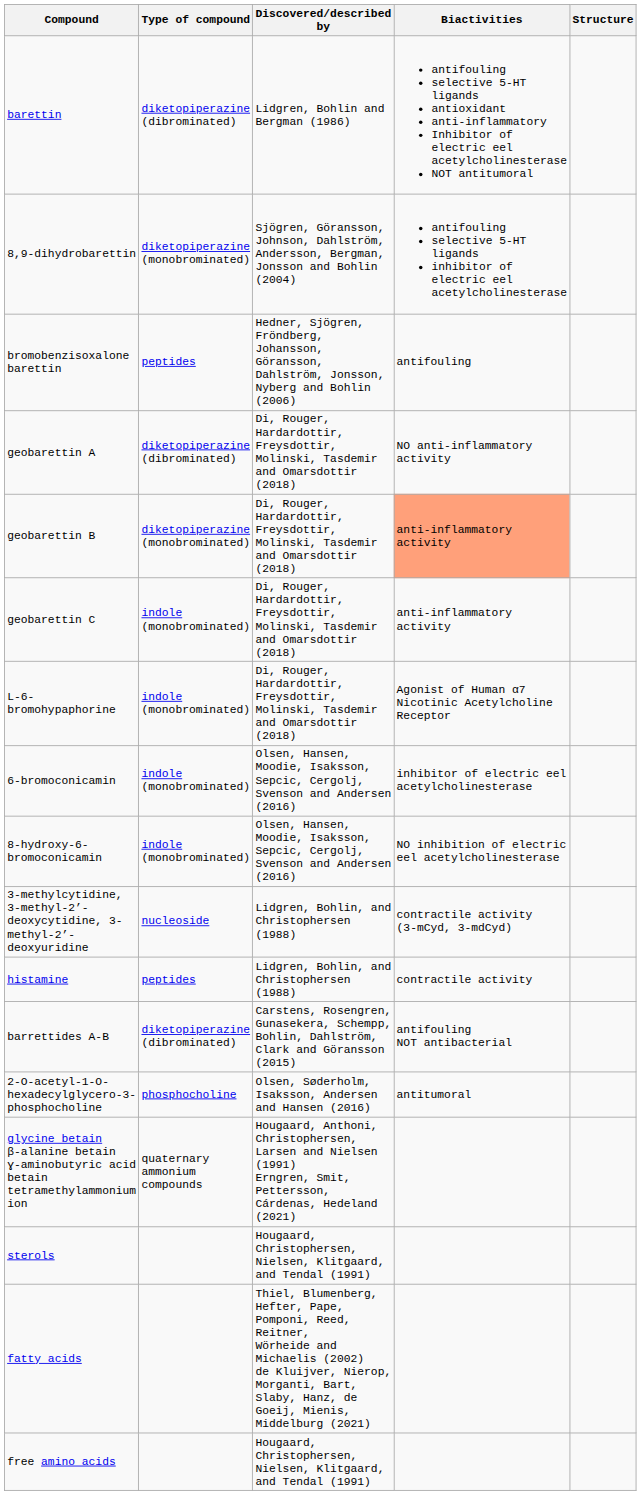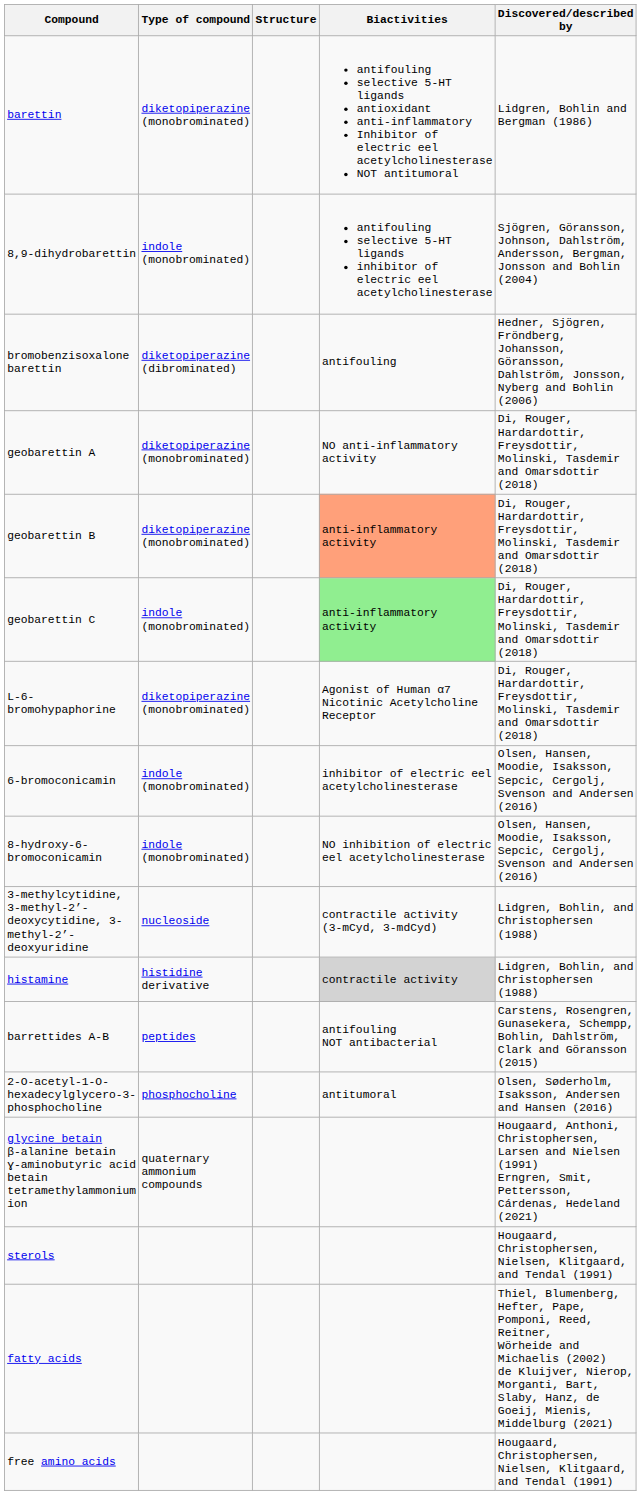columns swapped: (323, 20) <-> (603, 20)
(196, 115) diketopiperazine (dibrominated) -> (196, 115) diketopiperazine (monobrominated)
(196, 254) diketopiperazine (monobrominated) -> (196, 254) indole (monobrominated)
(169, 362) peptides -> (196, 362) diketopiperazine (dibrominated)
(196, 452) diketopiperazine (dibrominated) -> (196, 452) diketopiperazine (monobrominated)
(454, 620) no background -> (380, 620) lightgreen background
(196, 703) indole (monobrominated) -> (196, 703) diketopiperazine (monobrominated)
(169, 979) peptides -> (175, 979) histidine derivative
(464, 979) no background -> (390, 979) lightgrey background
(196, 1037) diketopiperazine (dibrominated) -> (169, 1037) peptides
